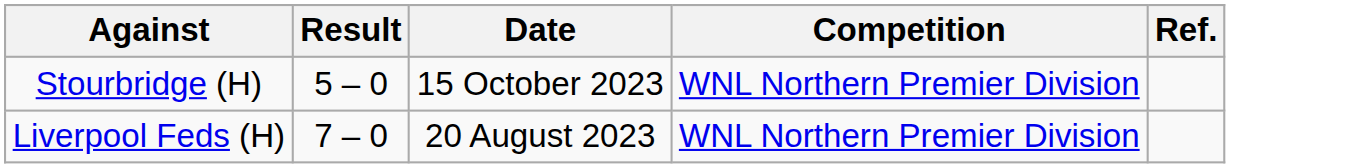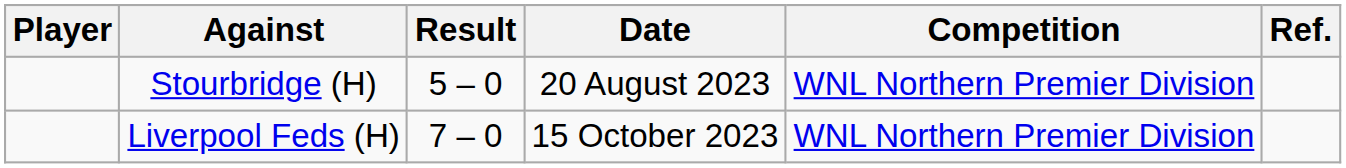+ column: (62, 30)
(540, 83) 15 October 2023 -> (655, 83) 20 August 2023
(540, 135) 20 August 2023 -> (655, 135) 15 October 2023
